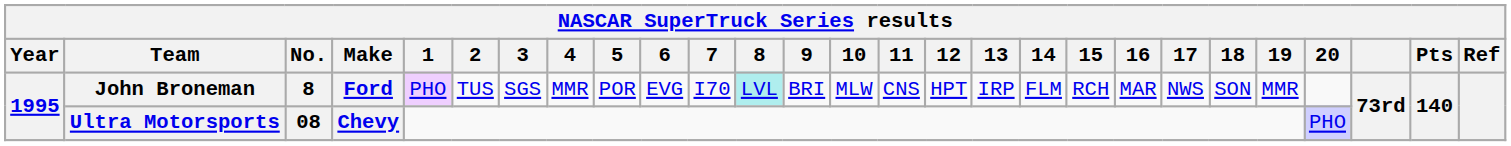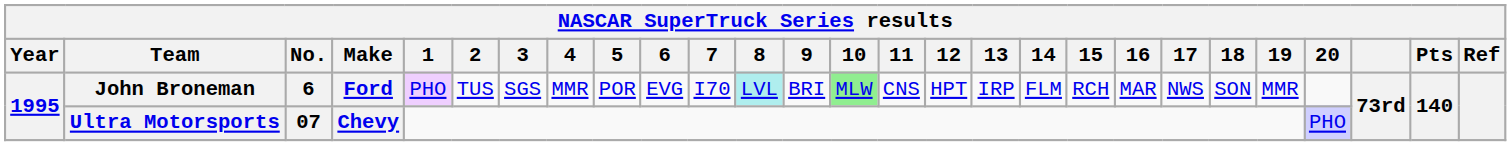(309, 89) 8 -> (309, 89) 6
(854, 89) no background -> (854, 89) lightgreen background
(309, 122) 08 -> (309, 122) 07
